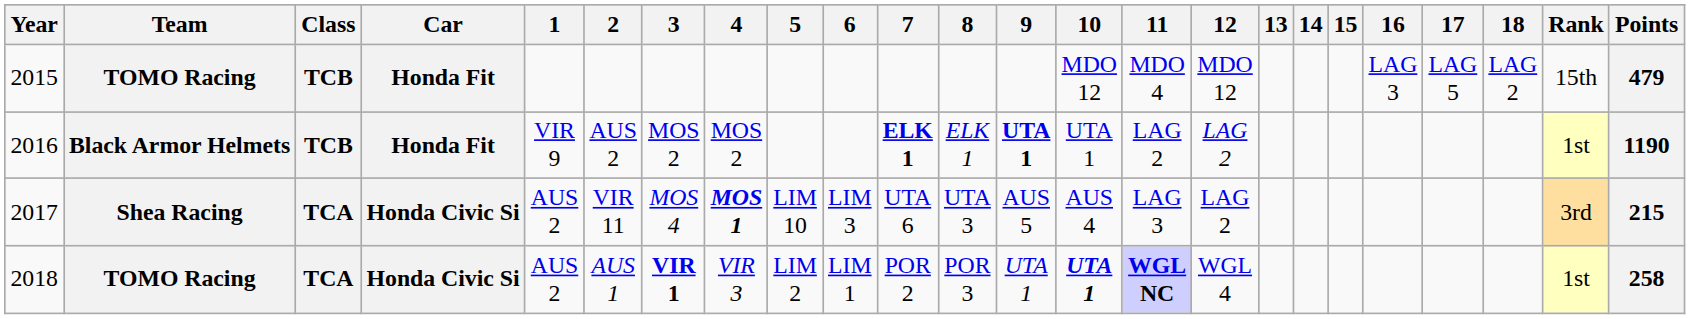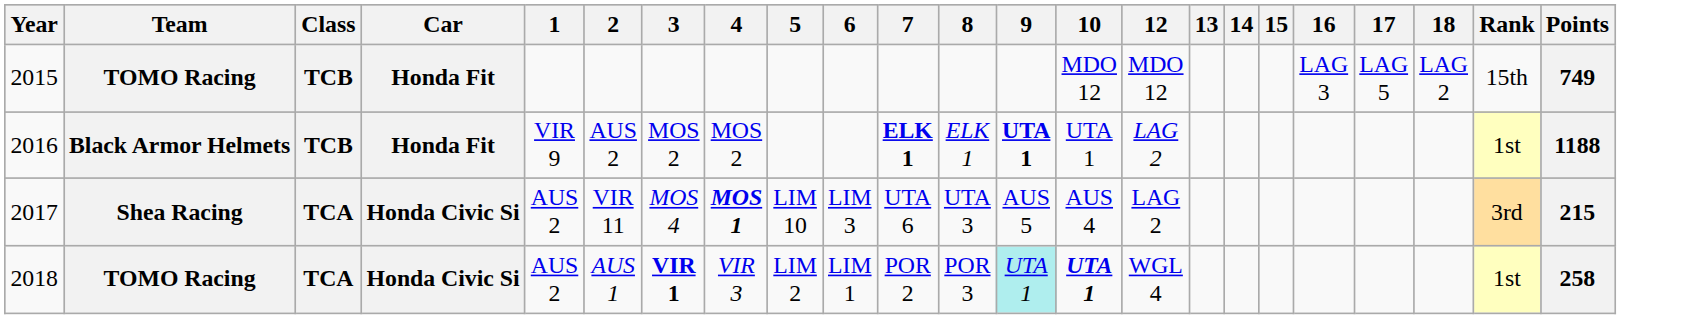- column: (1157, 24)
(1647, 77) 479 -> (1577, 77) 749
(1647, 144) 1190 -> (1577, 144) 1188
(1026, 279) no background -> (1026, 279) paleturquoise background
